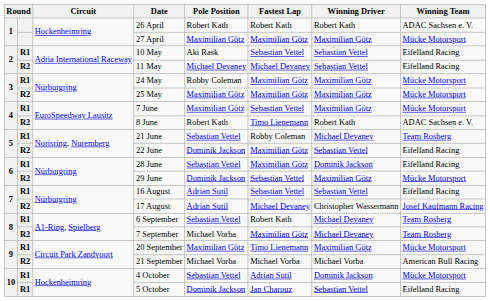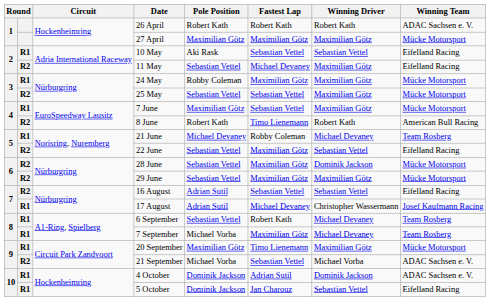(216, 66) Michael Devaney -> (214, 66) Sebastian Vettel
(341, 66) Sebastian Vettel -> (343, 66) Maximilian Götz
(215, 94) Maximilian Götz -> (214, 94) Sebastian Vettel
(279, 94) Maximilian Götz -> (277, 94) Sebastian Vettel
(438, 122) ADAC Sachsen e. V. -> (440, 122) American Bull Racing
(214, 136) Sebastian Vettel -> (216, 136) Michael Devaney
(216, 150) Dominik Jackson -> (214, 150) Sebastian Vettel
(25, 164) R1 -> (25, 164) R2
(431, 164) Eifelland Racing -> (434, 164) Mücke Motorsport
(216, 177) Dominik Jackson -> (214, 177) Sebastian Vettel
(277, 177) Sebastian Vettel -> (279, 177) Maximilian Götz
(25, 191) R1 -> (25, 191) R2
(25, 205) R2 -> (25, 205) R1
(25, 233) R2 -> (25, 233) R1
(275, 261) Michael Vorba -> (277, 261) Sebastian Vettel
(440, 261) American Bull Racing -> (438, 261) ADAC Sachsen e. V.
(214, 275) Sebastian Vettel -> (216, 275) Dominik Jackson
(434, 275) Mücke Motorsport -> (438, 275) ADAC Sachsen e. V.
